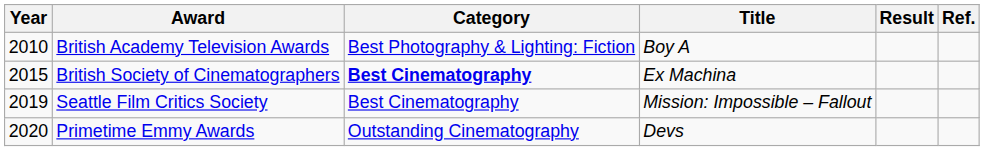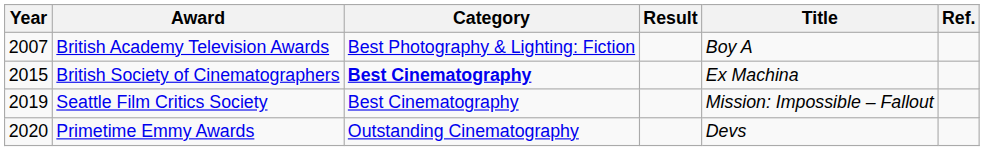columns swapped: (757, 18) <-> (907, 18)
(28, 46) 2010 -> (28, 46) 2007
